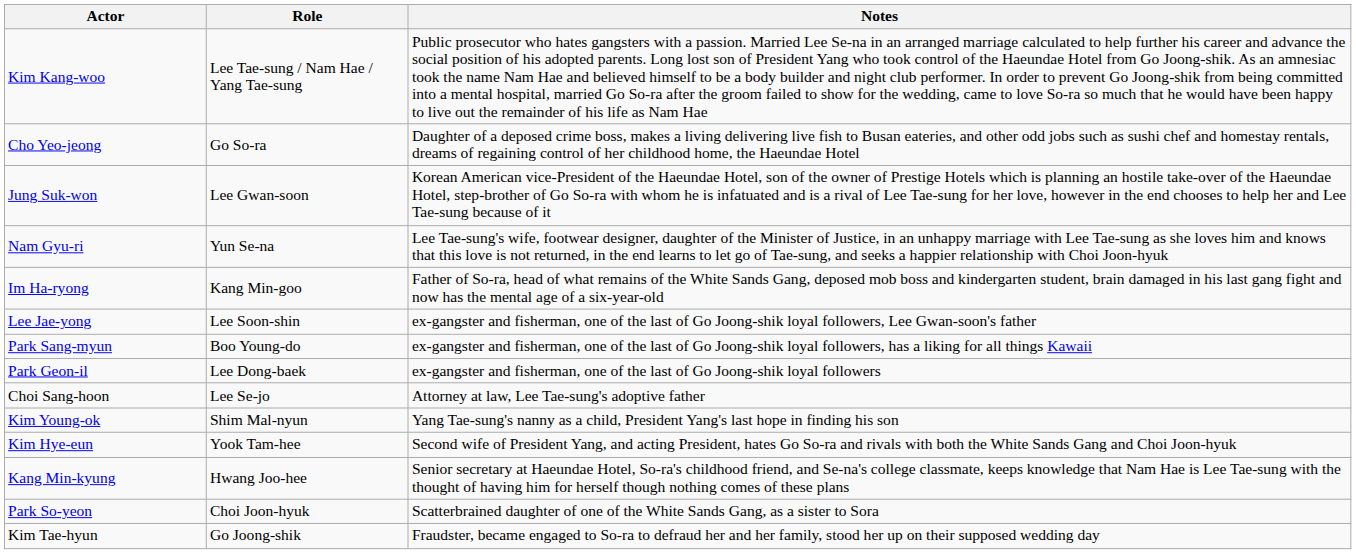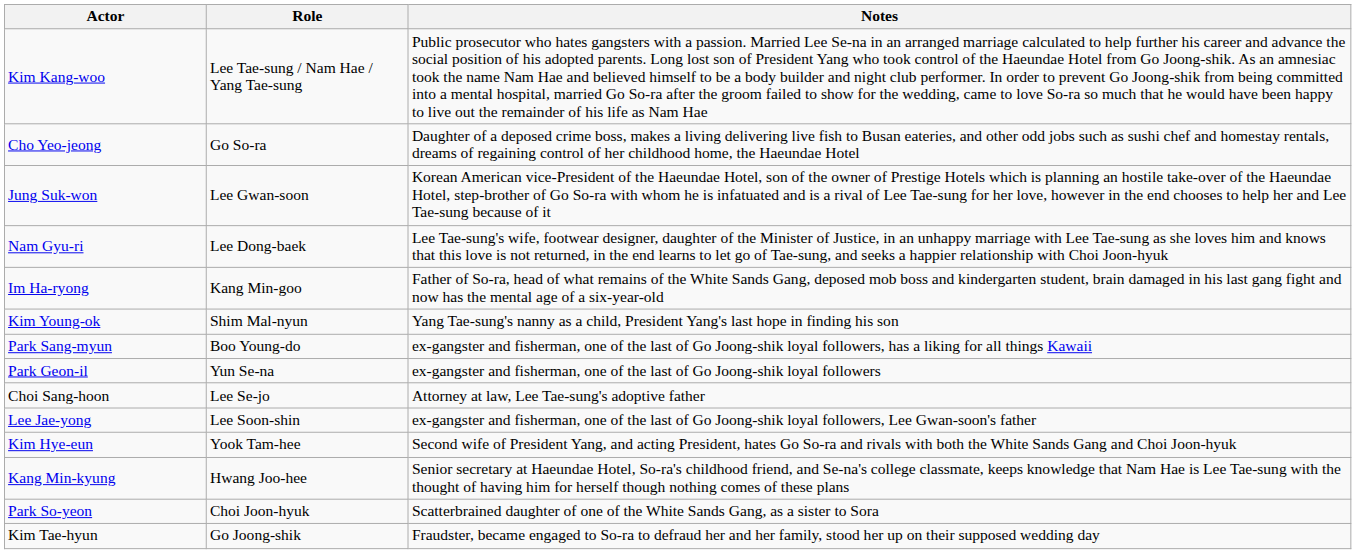(242, 246) Yun Se-na -> (258, 246) Lee Dong-baek
rows swapped: (50, 321) <-> (54, 420)
(258, 370) Lee Dong-baek -> (242, 370) Yun Se-na
